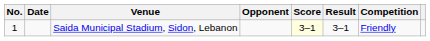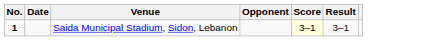- column: (389, 12)
(15, 28) normal -> (15, 28) bold
